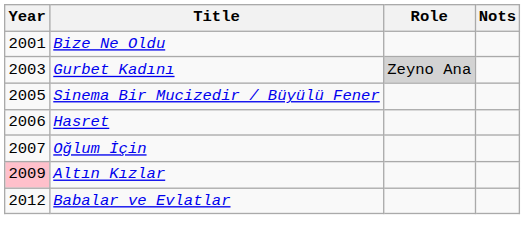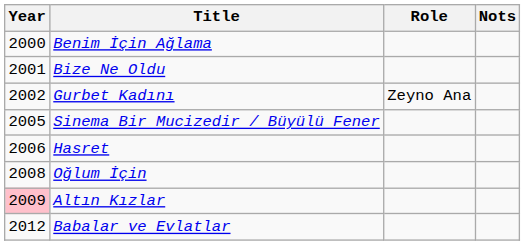+ row: (133, 44)
(27, 70) 2003 -> (27, 96) 2002
(429, 70) lightgrey background -> (429, 96) no background
(27, 148) 2007 -> (27, 174) 2008
